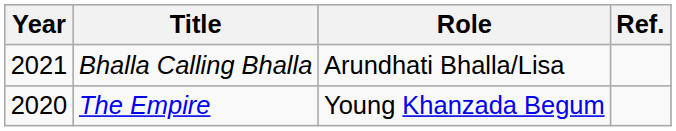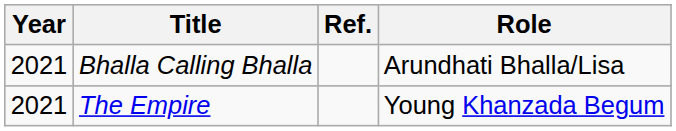columns swapped: (464, 24) <-> (640, 24)
(39, 105) 2020 -> (39, 105) 2021
